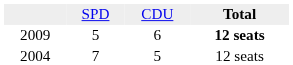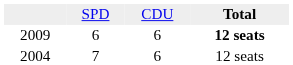(96, 35) 5 -> (96, 35) 6
(157, 56) 5 -> (157, 56) 6
